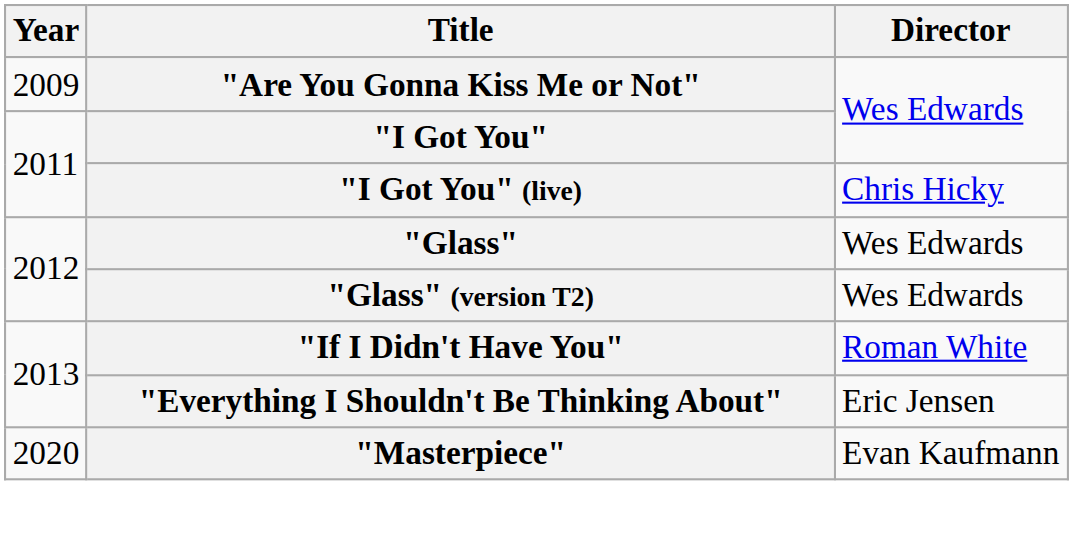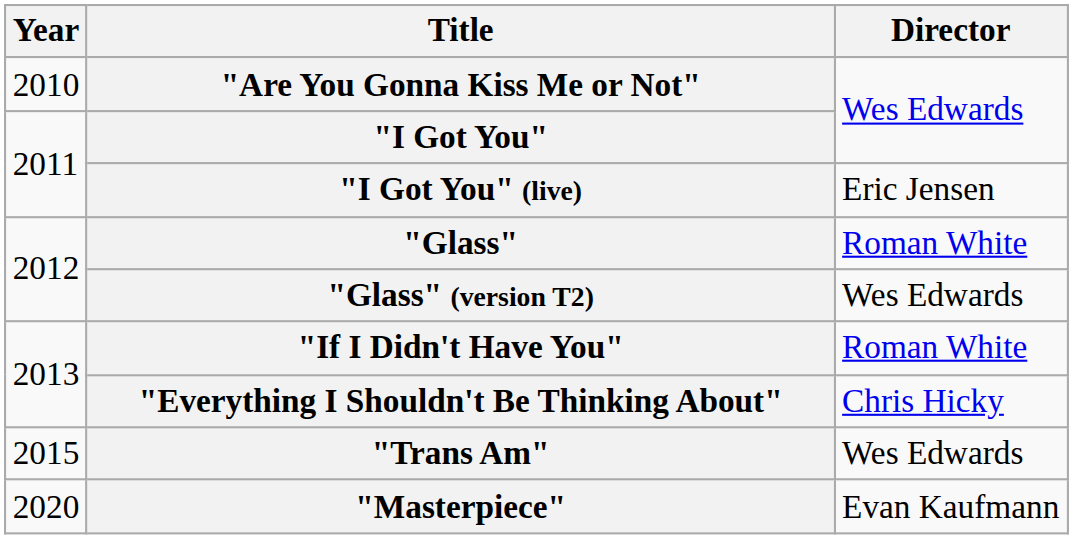(46, 83) 2009 -> (46, 83) 2010
(923, 189) Chris Hicky -> (918, 189) Eric Jensen
(933, 242) Wes Edwards -> (935, 242) Roman White
(918, 400) Eric Jensen -> (923, 400) Chris Hicky
+ row: (461, 453)
